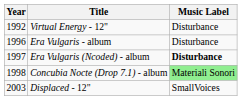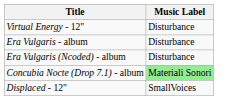- column: (16, 12)
(197, 57) bold -> (171, 57) normal
